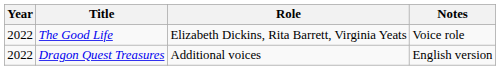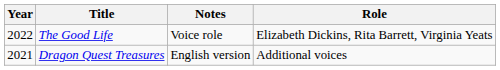columns swapped: (289, 14) <-> (453, 14)
(20, 55) 2022 -> (20, 55) 2021
